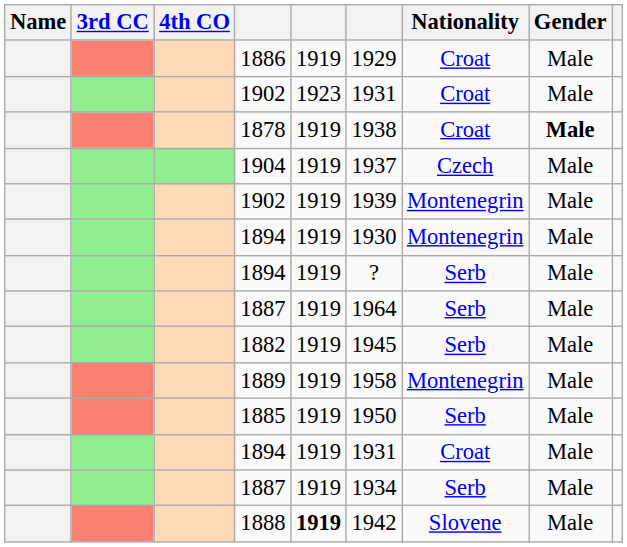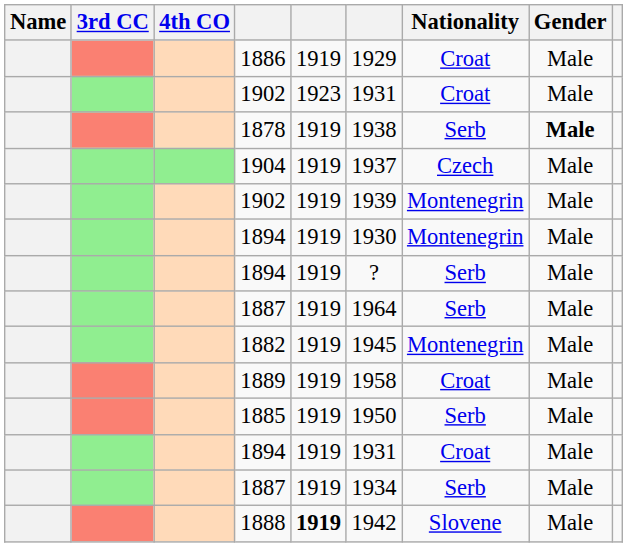(465, 129) Croat -> (465, 129) Serb
(465, 344) Serb -> (465, 344) Montenegrin
(465, 380) Montenegrin -> (465, 380) Croat
